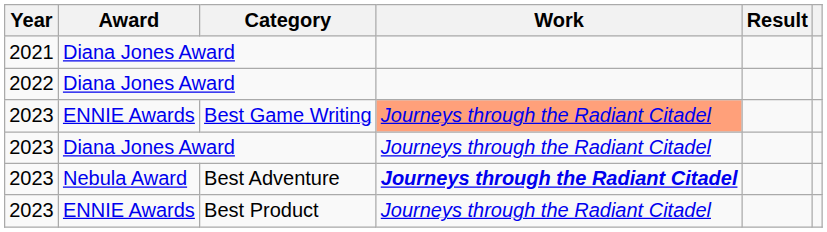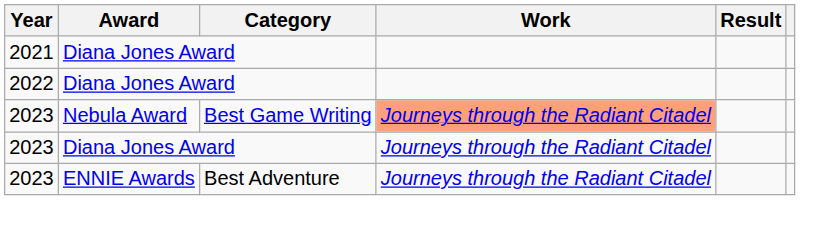(129, 115) ENNIE Awards -> (125, 115) Nebula Award
(125, 178) Nebula Award -> (129, 178) ENNIE Awards
(559, 178) bold -> (546, 178) normal
- row: (31, 210)
